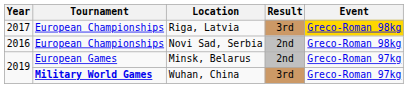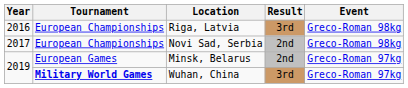(18, 28) 2017 -> (18, 28) 2016
(354, 28) gold background -> (354, 28) no background
(18, 44) 2016 -> (18, 44) 2017
